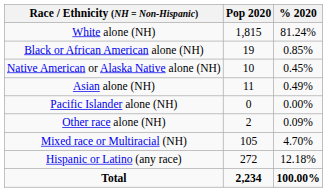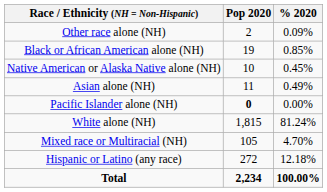rows swapped: (114, 31) <-> (114, 123)
(249, 104) normal -> (249, 104) bold
